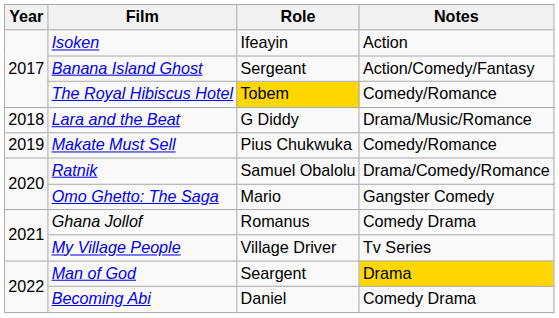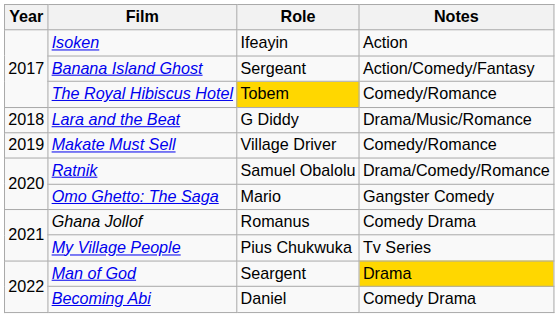(296, 145) Pius Chukwuka -> (288, 145) Village Driver
(288, 247) Village Driver -> (296, 247) Pius Chukwuka
